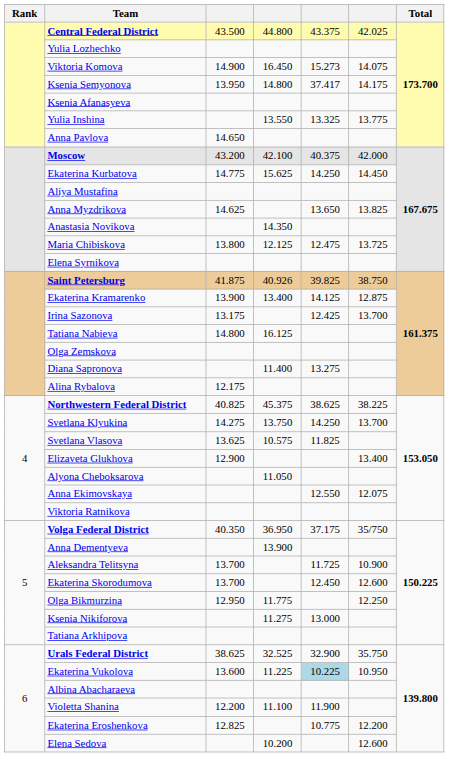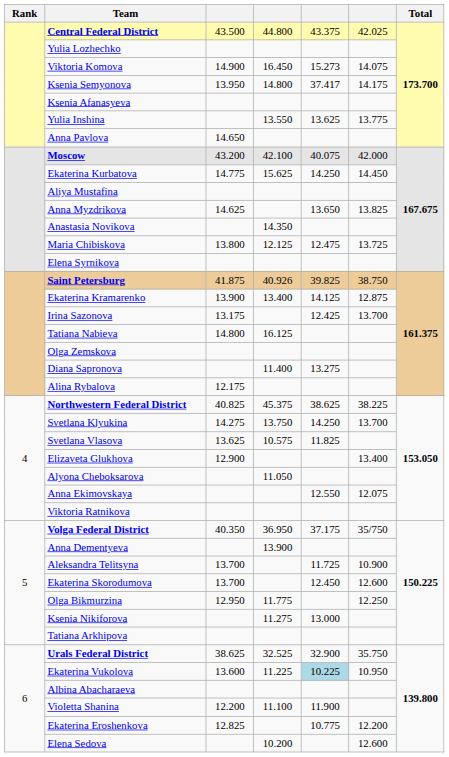(325, 120) 13.325 -> (325, 120) 13.625
(325, 155) 40.375 -> (325, 155) 40.075
